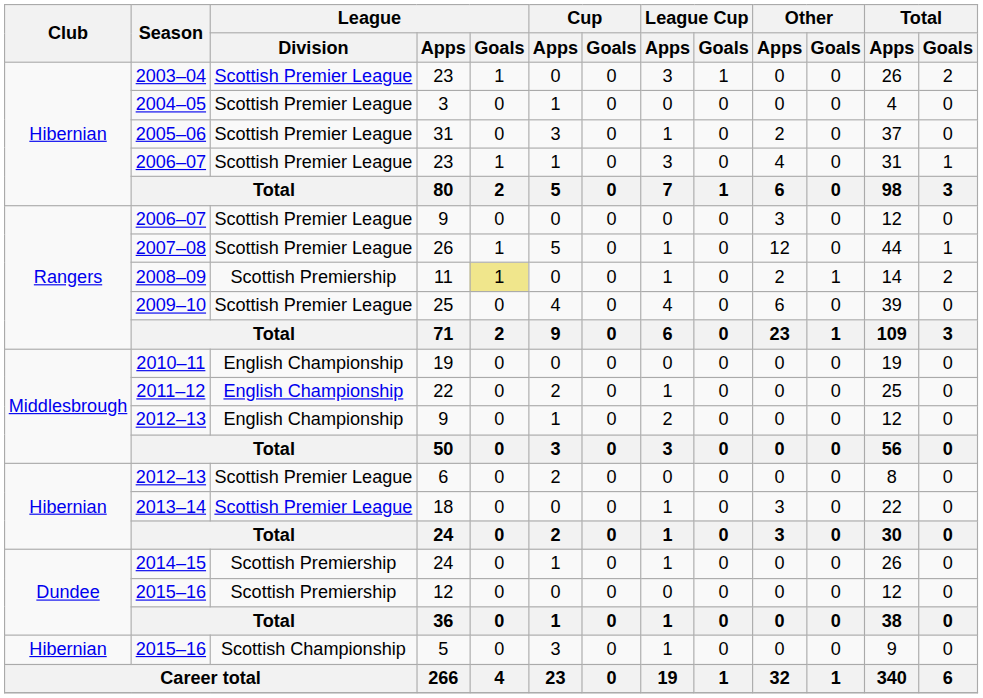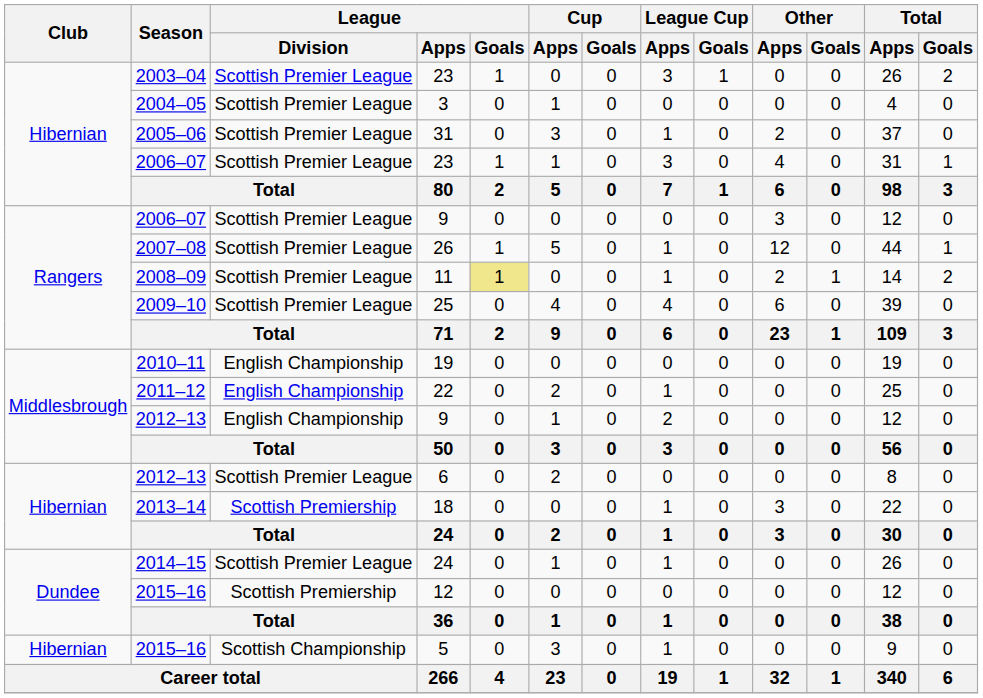(313, 276) Scottish Premiership -> (313, 276) Scottish Premier League
(313, 506) Scottish Premier League -> (313, 506) Scottish Premiership
(313, 563) Scottish Premiership -> (313, 563) Scottish Premier League
